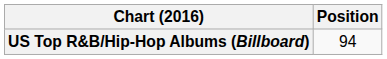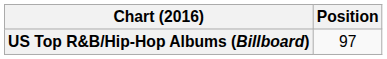(348, 41) 94 -> (348, 41) 97
